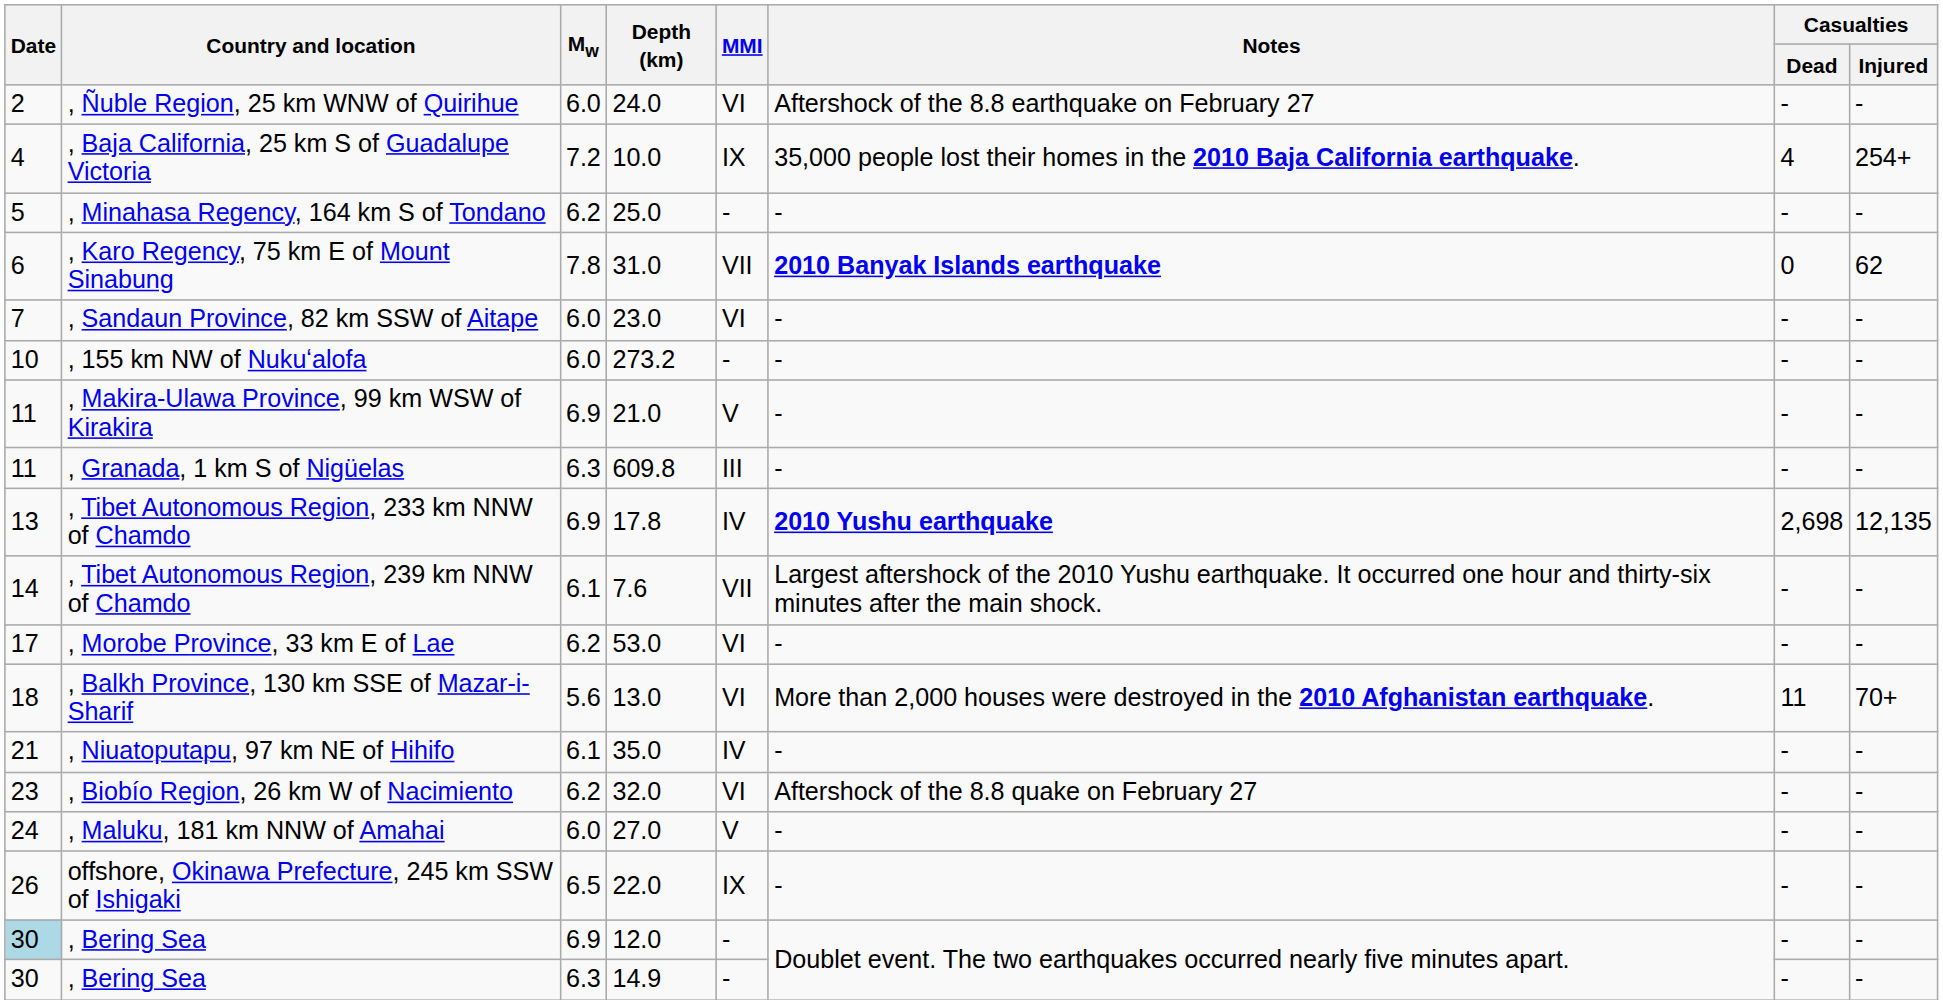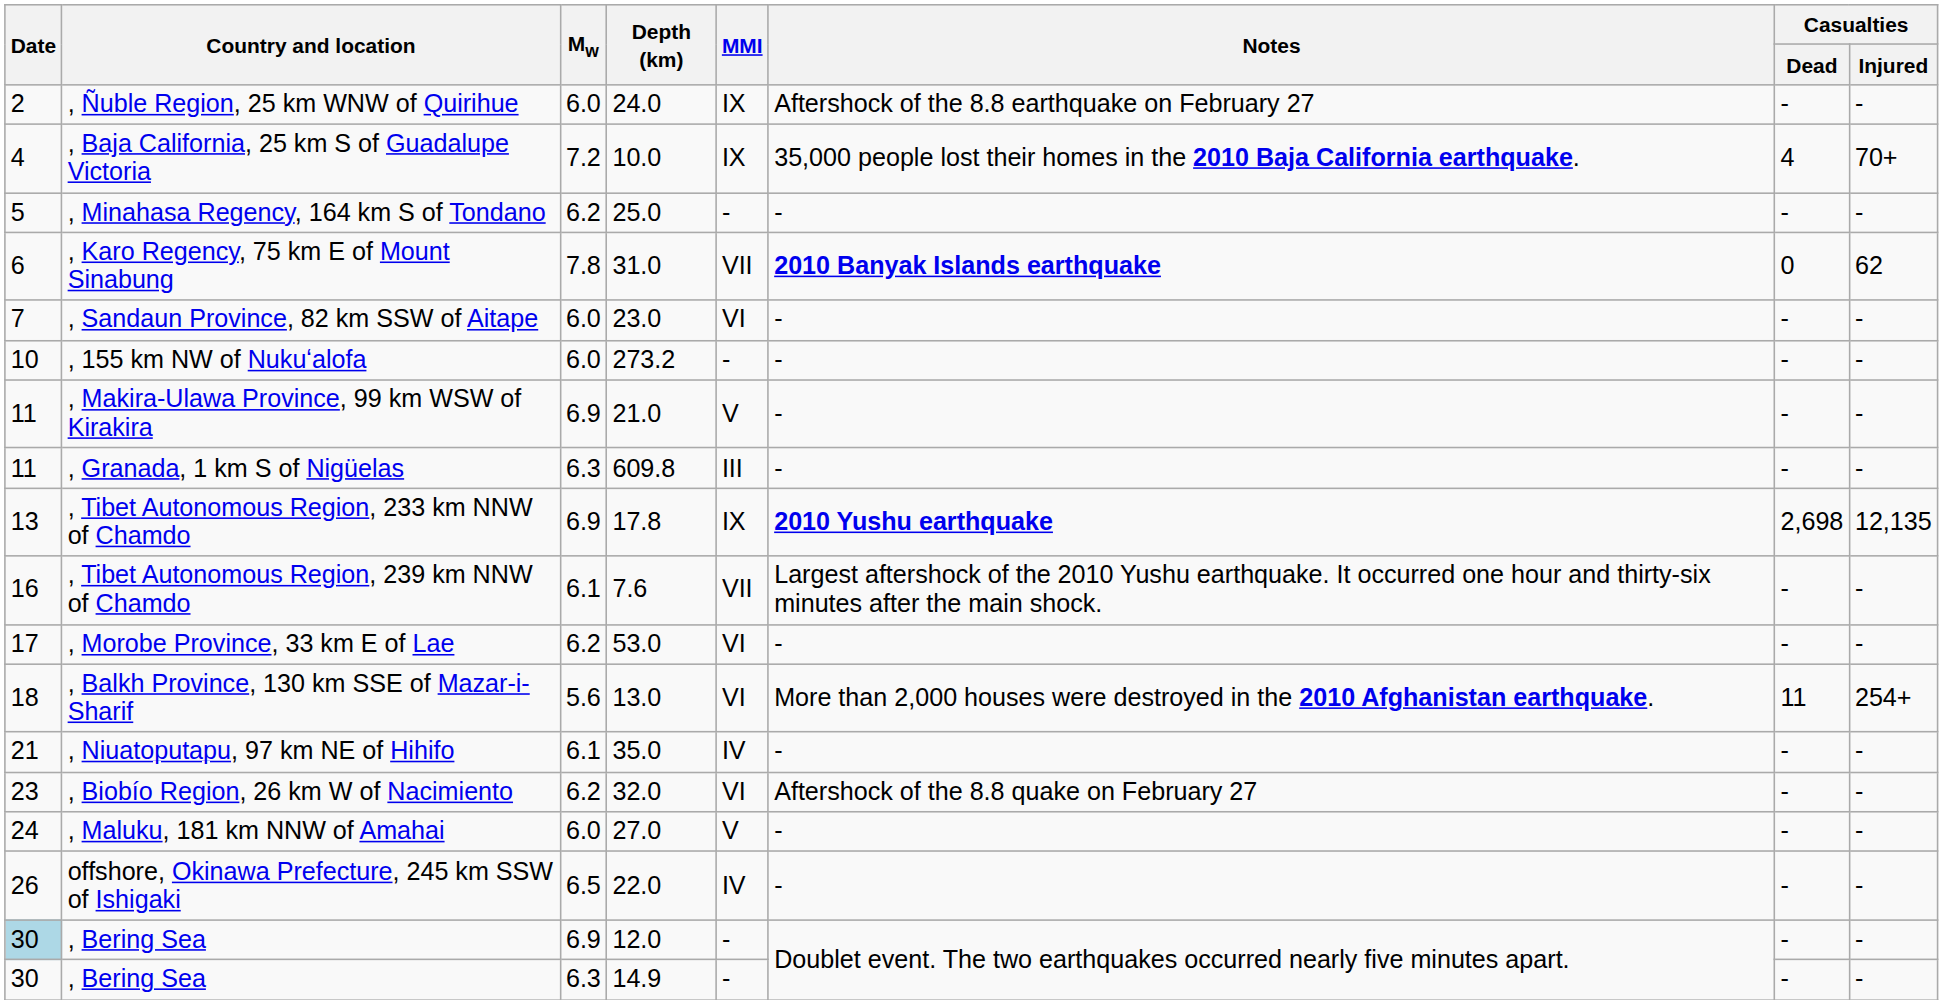(734, 104) VI -> (734, 104) IX
(1883, 158) 254+ -> (1876, 158) 70+
(734, 521) IV -> (734, 521) IX
(25, 589) 14 -> (25, 589) 16
(1876, 697) 70+ -> (1883, 697) 254+
(734, 885) IX -> (734, 885) IV
